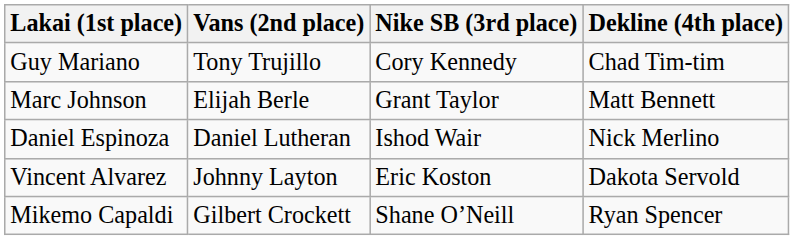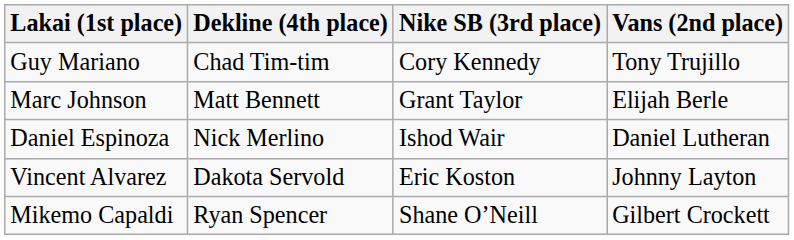columns swapped: (279, 23) <-> (686, 23)
